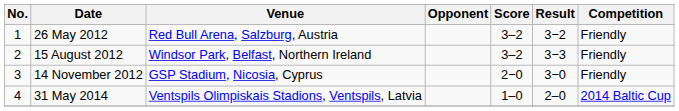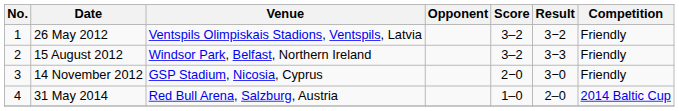(243, 34) Red Bull Arena, Salzburg, Austria -> (285, 34) Ventspils Olimpiskais Stadions, Ventspils, Latvia
(285, 95) Ventspils Olimpiskais Stadions, Ventspils, Latvia -> (243, 95) Red Bull Arena, Salzburg, Austria
